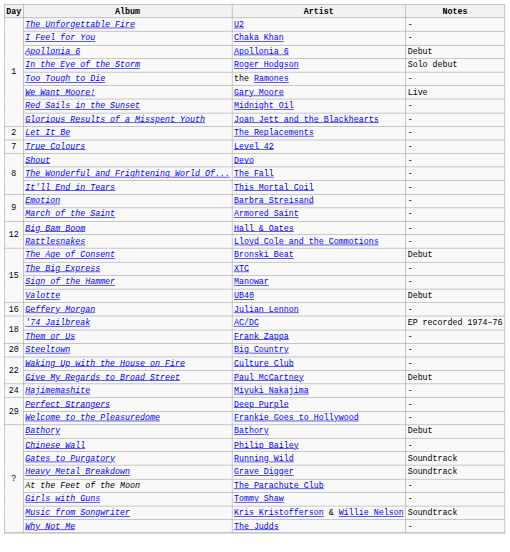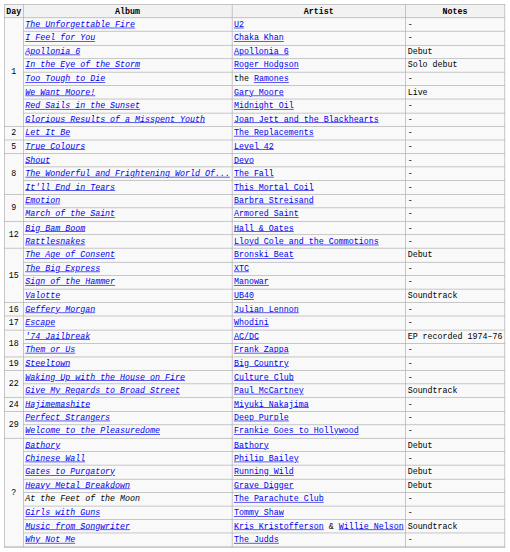(14, 147) 7 -> (14, 147) 5
(420, 296) Debut -> (433, 296) Soundtrack
+ row: (40, 323)
(14, 350) 20 -> (14, 364) 19
(420, 377) Debut -> (433, 391) Soundtrack
(433, 459) Soundtrack -> (420, 472) Debut
(433, 472) Soundtrack -> (420, 486) Debut
